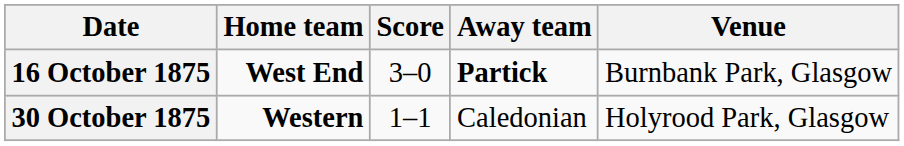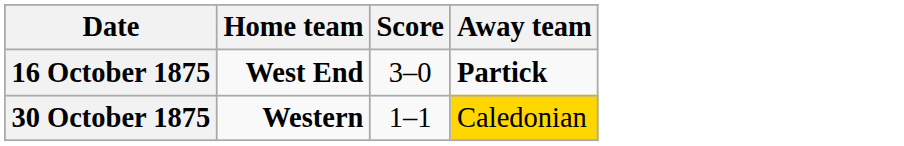- column: (749, 27)
(522, 117) no background -> (522, 117) gold background
